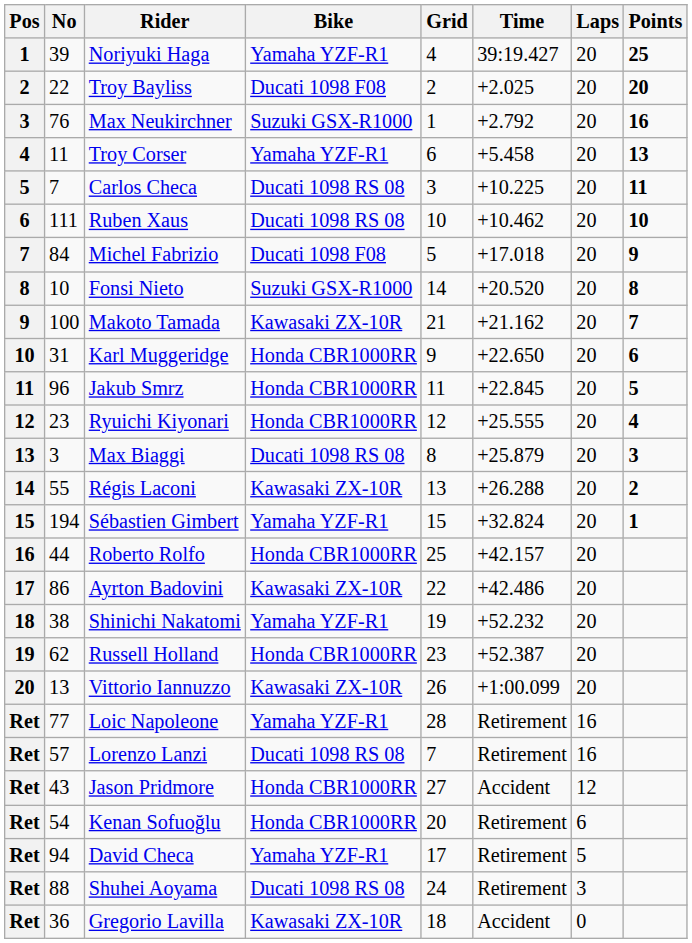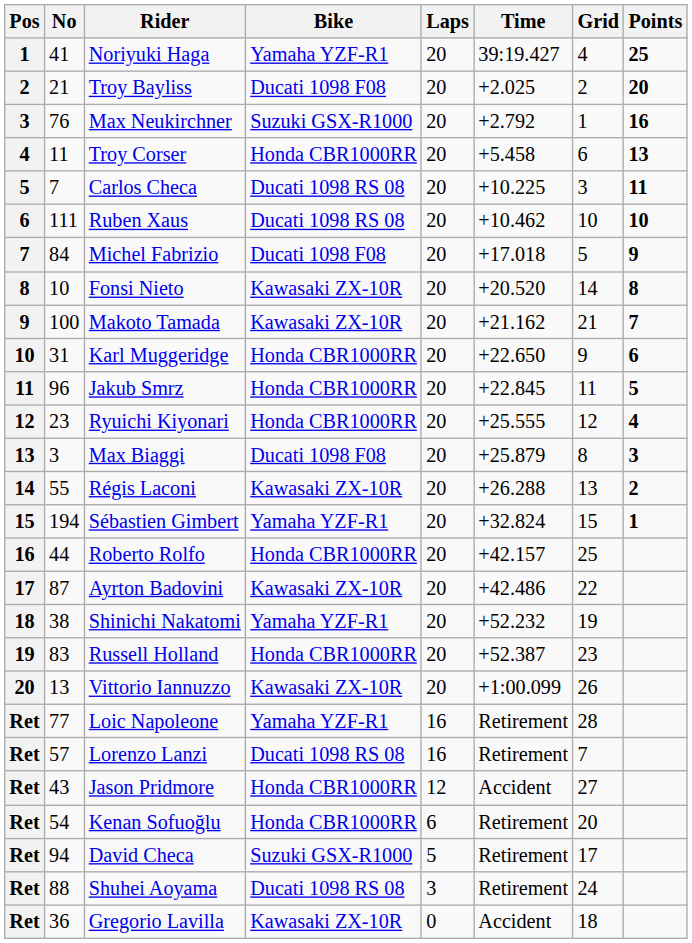columns swapped: (598, 21) <-> (447, 21)
(59, 54) 39 -> (59, 54) 41
(59, 88) 22 -> (59, 88) 21
(319, 154) Yamaha YZF-R1 -> (334, 154) Honda CBR1000RR
(331, 288) Suzuki GSX-R1000 -> (326, 288) Kawasaki ZX-10R
(327, 454) Ducati 1098 RS 08 -> (318, 454) Ducati 1098 F08
(59, 588) 86 -> (59, 588) 87
(59, 654) 62 -> (59, 654) 83
(319, 854) Yamaha YZF-R1 -> (331, 854) Suzuki GSX-R1000
